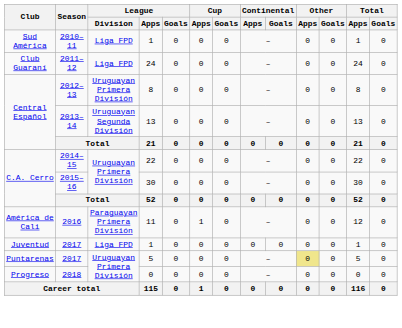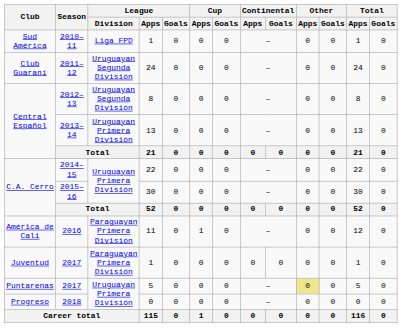(114, 63) Liga FPD -> (114, 68) Uruguayan Segunda División
(114, 90) Uruguayan Primera División -> (114, 99) Uruguayan Segunda División
(114, 121) Uruguayan Segunda División -> (114, 130) Uruguayan Primera División
(114, 244) Liga FPD -> (114, 263) Paraguayan Primera División
